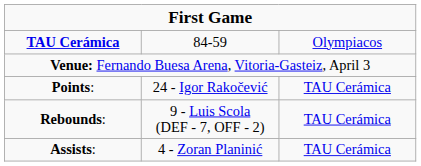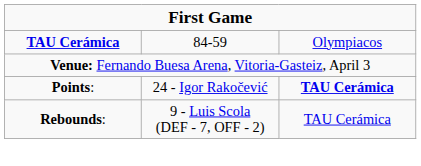(347, 88) normal -> (347, 88) bold
- row: (73, 149)
